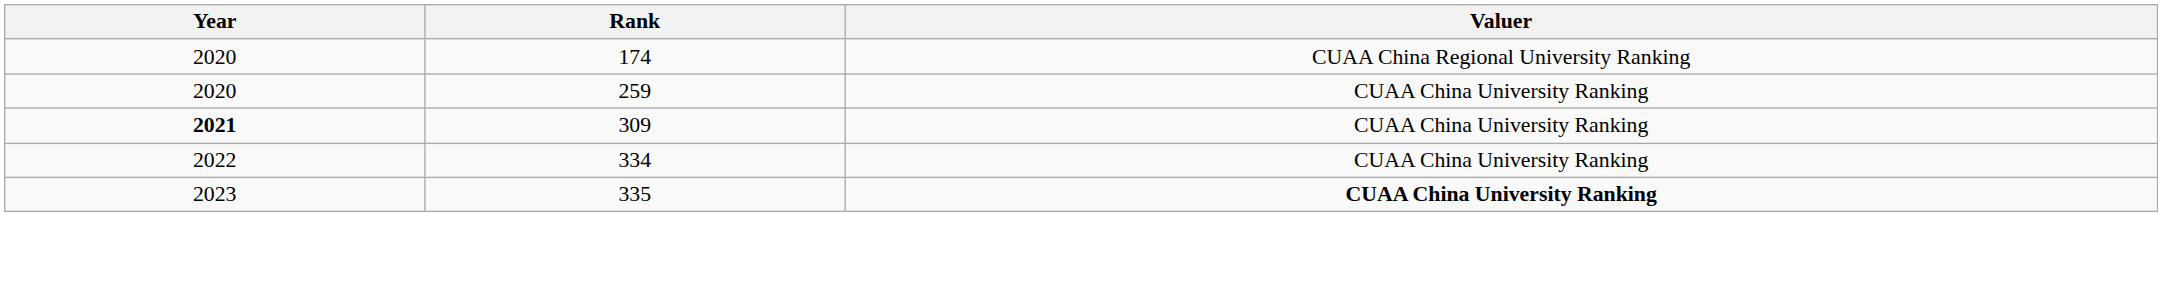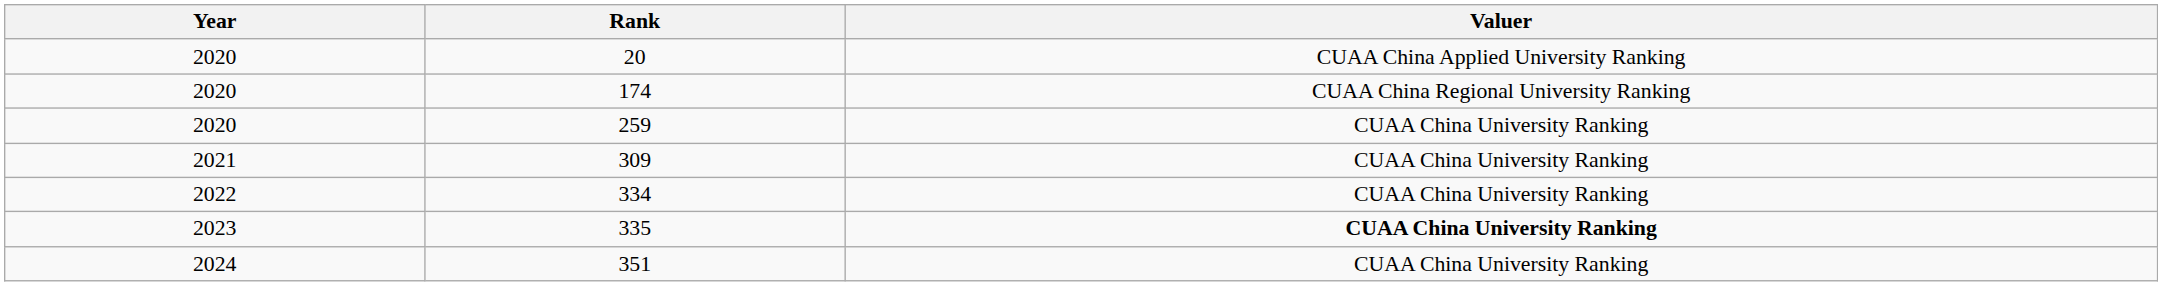+ row: (635, 56)
(215, 125) bold -> (215, 159) normal
+ row: (635, 263)
